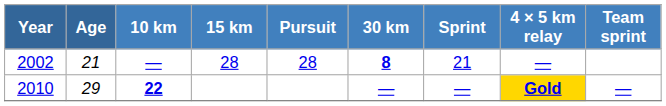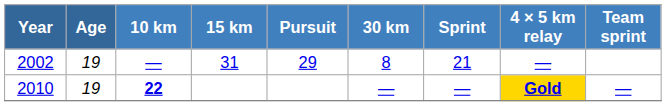(91, 62) 21 -> (91, 62) 19
(229, 62) 28 -> (229, 62) 31
(308, 62) 28 -> (308, 62) 29
(386, 62) bold -> (386, 62) normal
(91, 88) 29 -> (91, 88) 19
